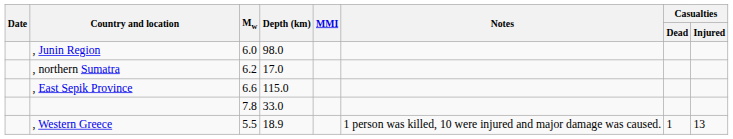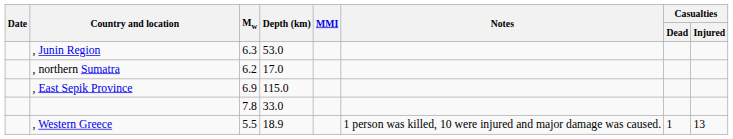(250, 50) 6.0 -> (250, 50) 6.3
(273, 50) 98.0 -> (273, 50) 53.0
(250, 87) 6.6 -> (250, 87) 6.9
